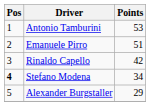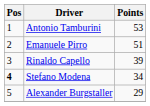(138, 60) 42 -> (138, 60) 39
